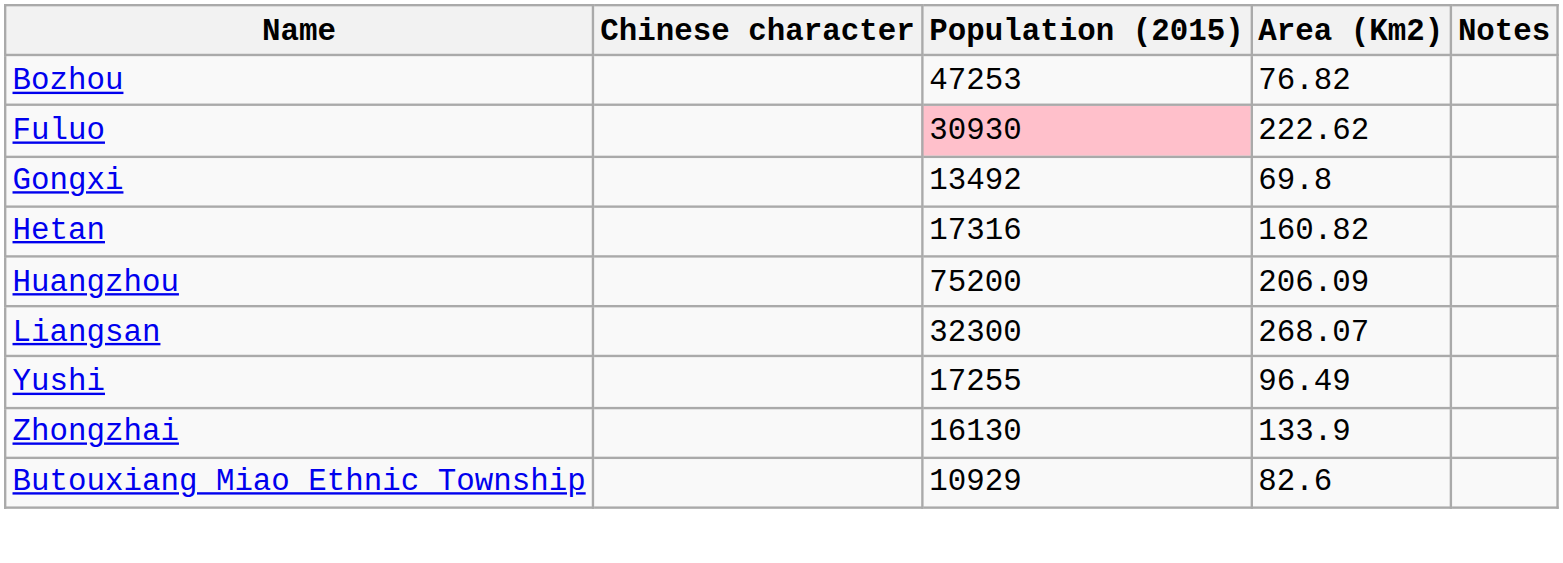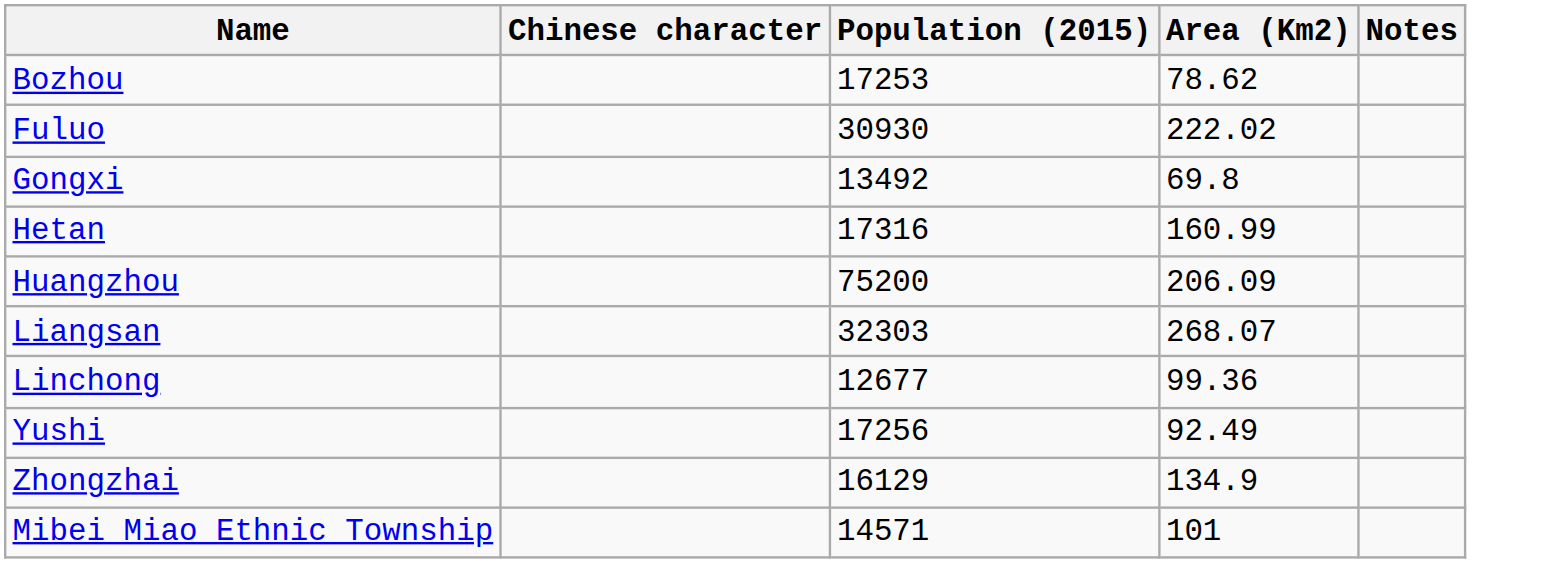(976, 81) 47253 -> (883, 81) 17253
(1305, 81) 76.82 -> (1212, 81) 78.62
(976, 131) pink background -> (883, 131) no background
(1314, 131) 222.62 -> (1221, 131) 222.02
(1314, 231) 160.82 -> (1221, 231) 160.99
(976, 332) 32300 -> (883, 332) 32303
+ row: (86, 382)
(976, 382) 17255 -> (883, 432) 17256
(1305, 382) 96.49 -> (1212, 432) 92.49
(976, 432) 16130 -> (883, 482) 16129
(1305, 432) 133.9 -> (1212, 482) 134.9
- row: (299, 482)
+ row: (253, 532)
